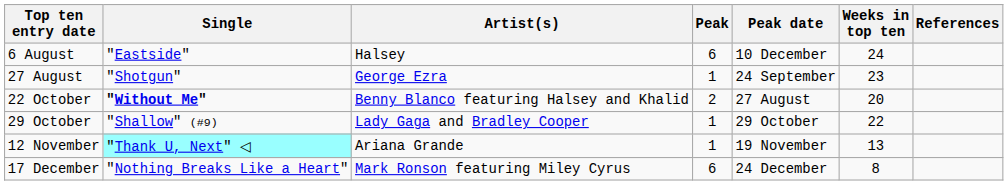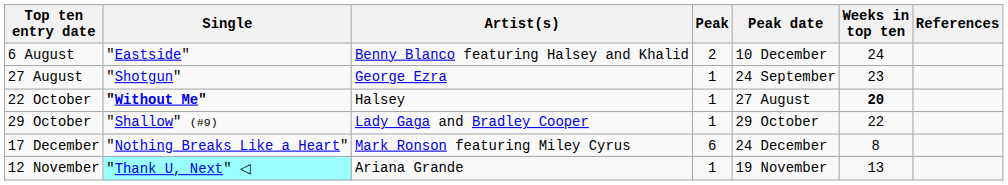(380, 55) Halsey -> (522, 55) Benny Blanco featuring Halsey and Khalid
(712, 55) 6 -> (712, 55) 2
(522, 100) Benny Blanco featuring Halsey and Khalid -> (380, 100) Halsey
(712, 100) 2 -> (712, 100) 1
(876, 100) normal -> (876, 100) bold
rows swapped: (54, 146) <-> (54, 169)
